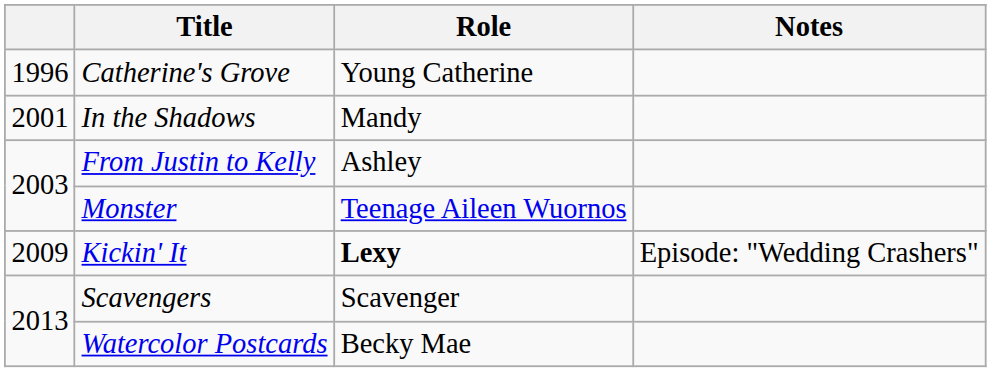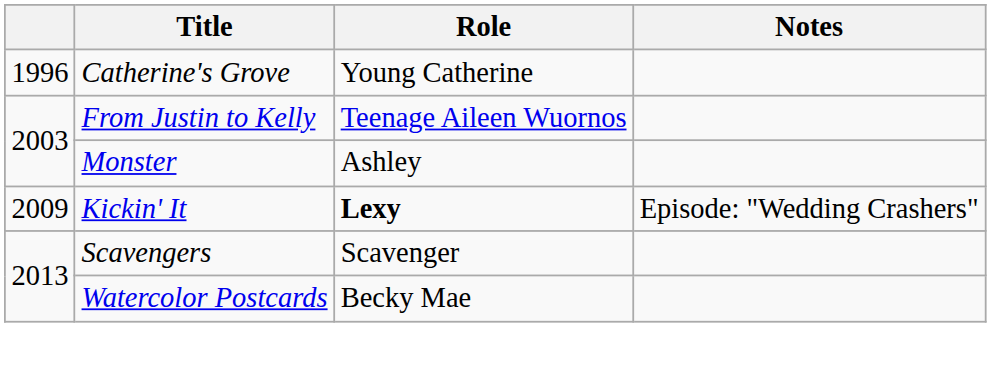- row: (169, 117)
(381, 162) Ashley -> (484, 117) Teenage Aileen Wuornos
(484, 207) Teenage Aileen Wuornos -> (381, 162) Ashley
